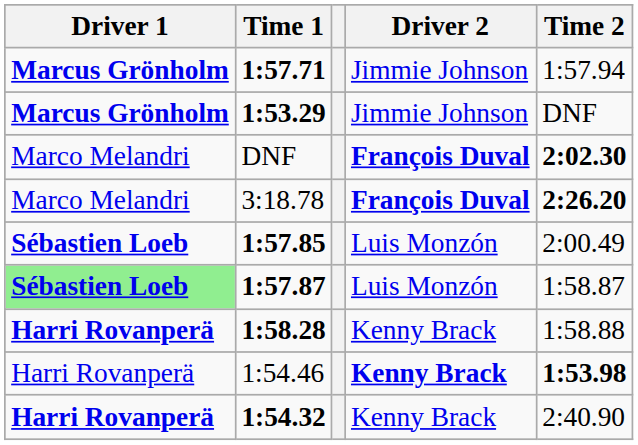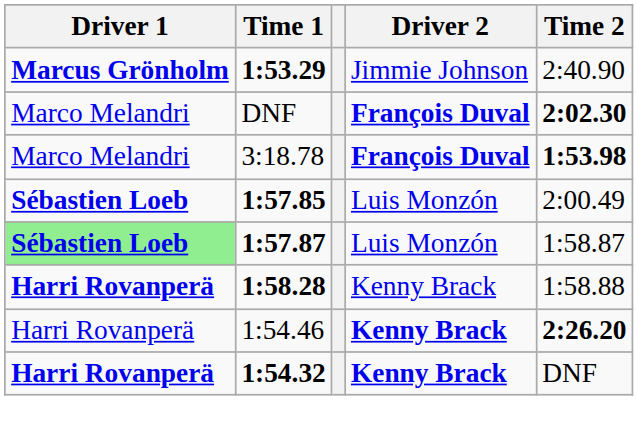- row: (284, 69)
(570, 112) DNF -> (584, 69) 2:40.90
(584, 199) 2:26.20 -> (584, 156) 1:53.98
(584, 373) 1:53.98 -> (584, 329) 2:26.20
(424, 416) normal -> (429, 373) bold
(584, 416) 2:40.90 -> (570, 373) DNF
